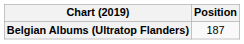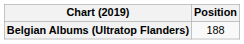(215, 30) 187 -> (215, 30) 188
